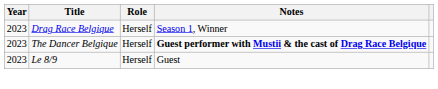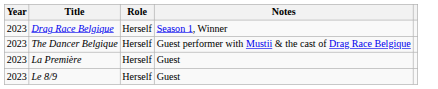(291, 44) bold -> (284, 44) normal
+ row: (56, 60)
